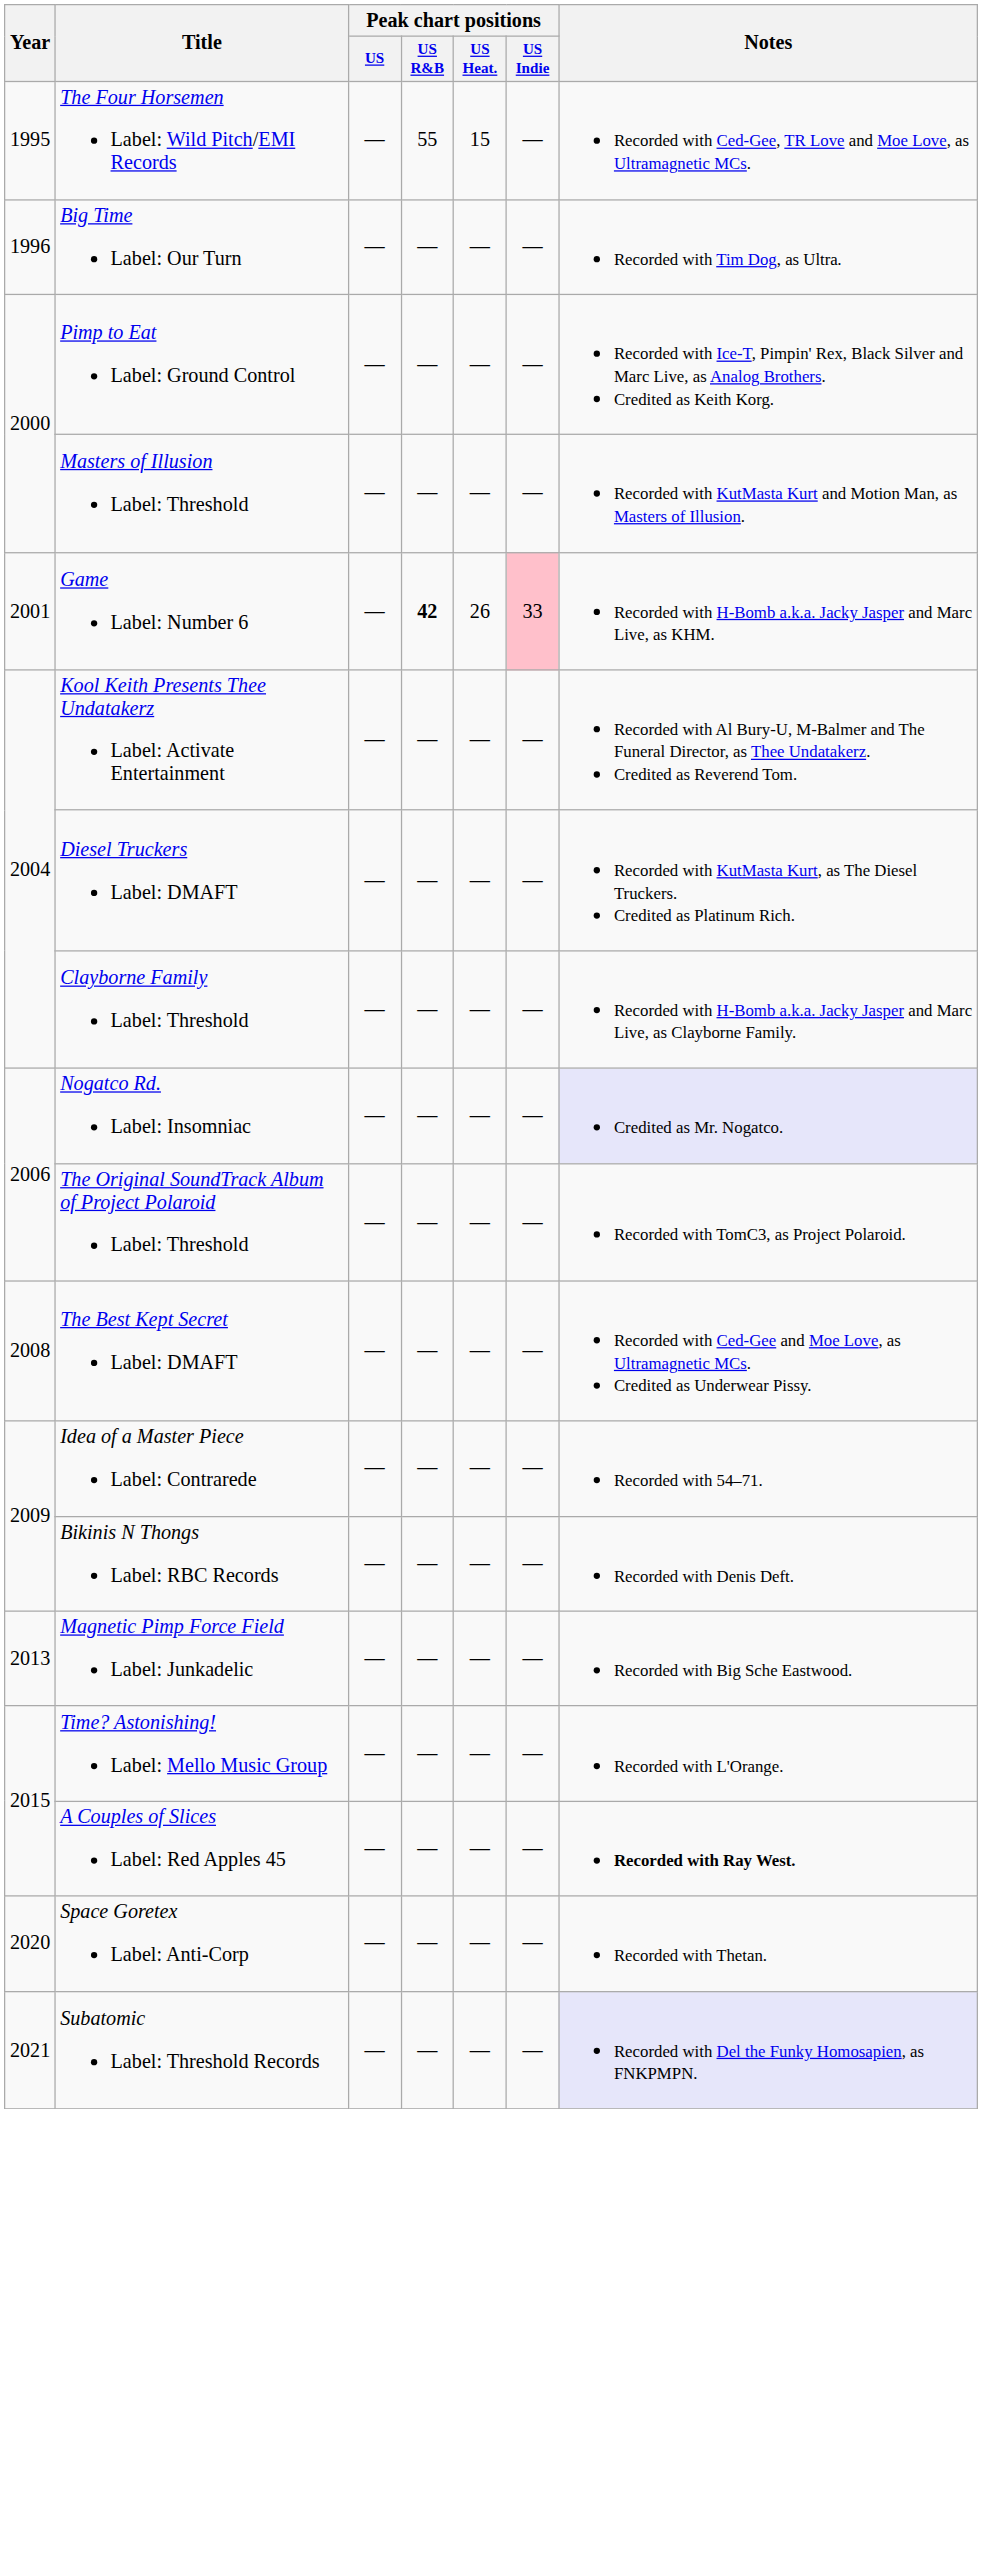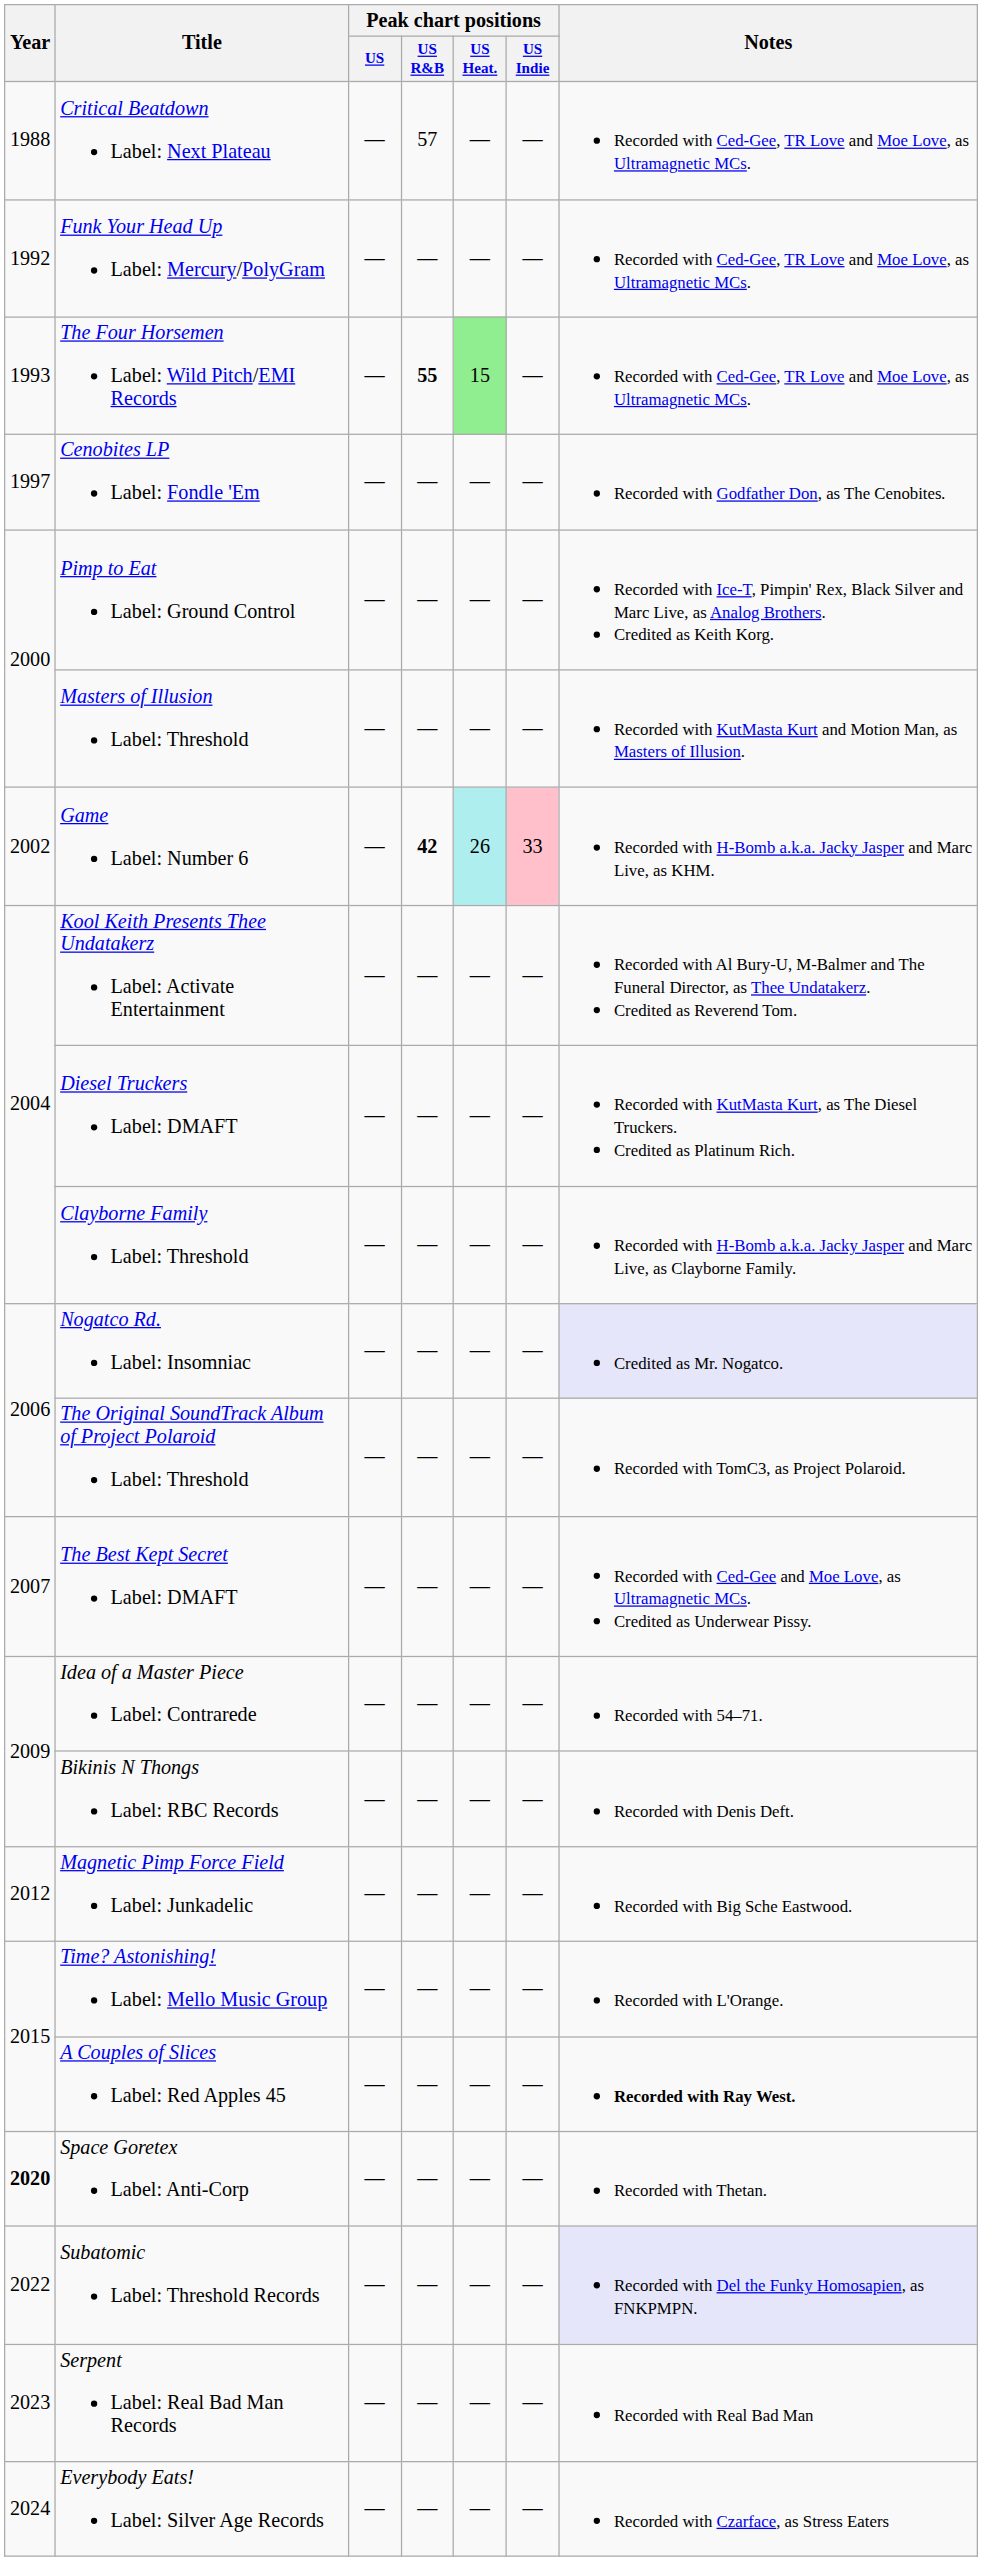+ row: (202, 130)
+ row: (202, 248)
(30, 140) 1995 -> (30, 375) 1993
(427, 140) normal -> (427, 375) bold
(480, 140) no background -> (480, 375) lightgreen background
- row: (202, 237)
+ row: (202, 472)
(30, 610) 2001 -> (30, 846) 2002
(480, 610) no background -> (480, 846) paleturquoise background
(30, 1350) 2008 -> (30, 1586) 2007
(30, 1658) 2013 -> (30, 1893) 2012
(30, 1943) normal -> (30, 2178) bold
(30, 2049) 2021 -> (30, 2285) 2022
+ row: (202, 2393)
+ row: (202, 2499)
